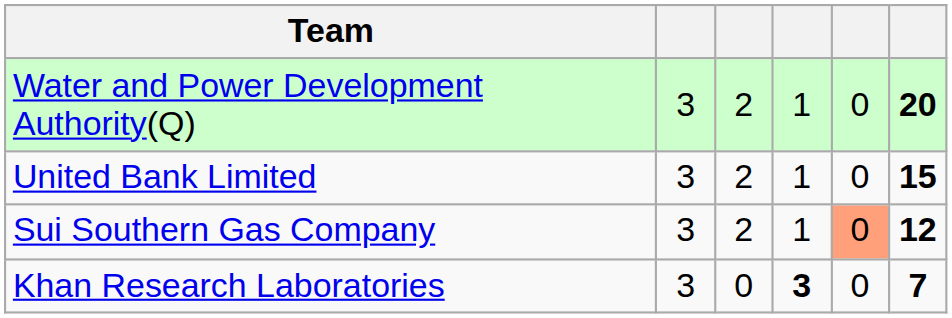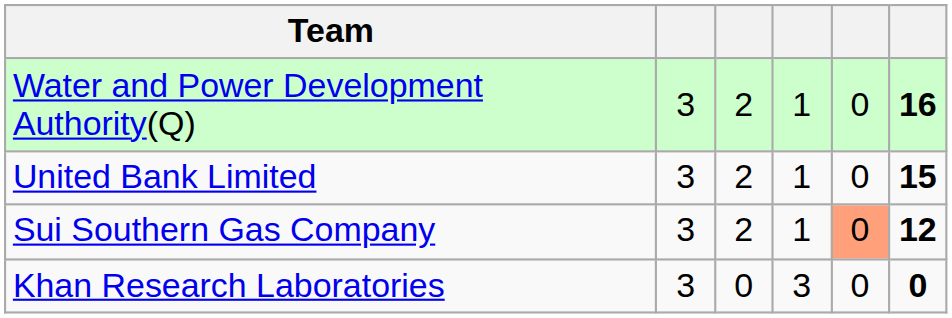(918, 104) 20 -> (918, 104) 16
(802, 284) bold -> (802, 284) normal
(918, 284) 7 -> (918, 284) 0
